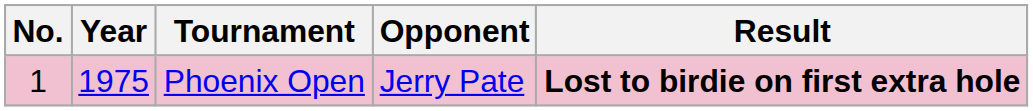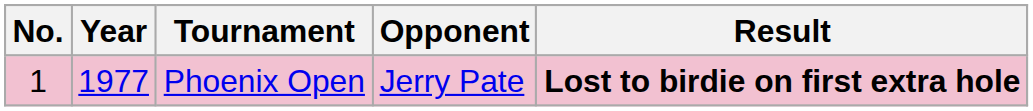(114, 81) 1975 -> (114, 81) 1977
